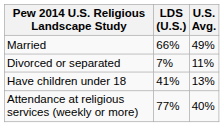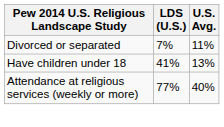- row: (27, 44)
